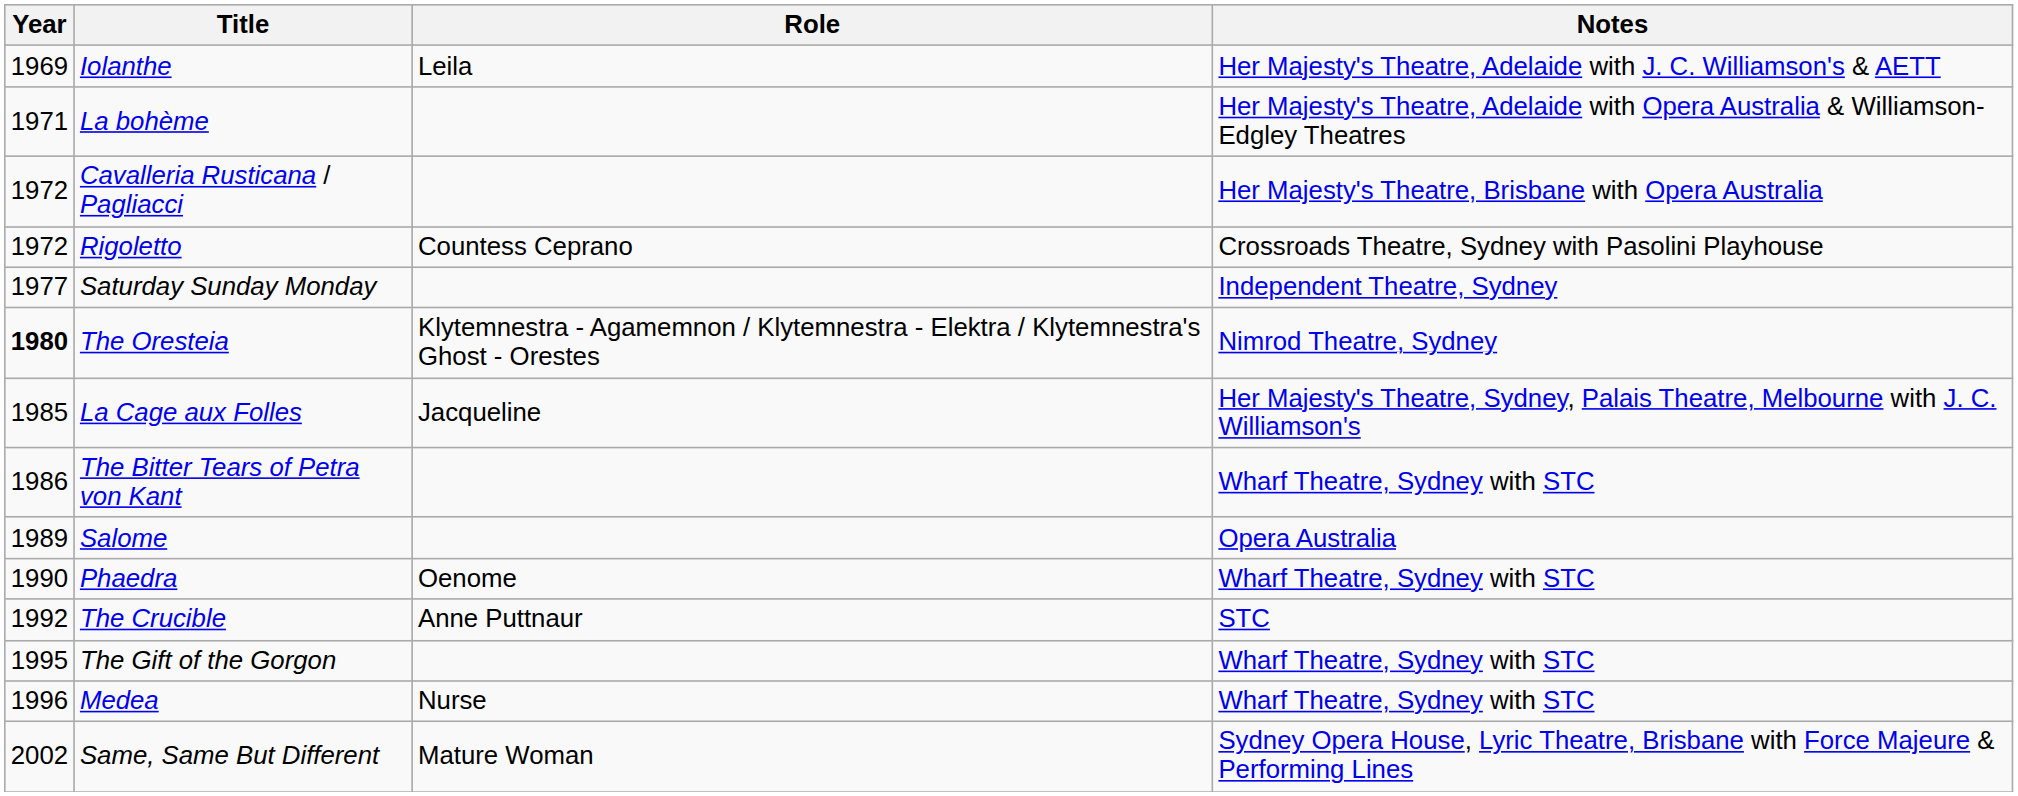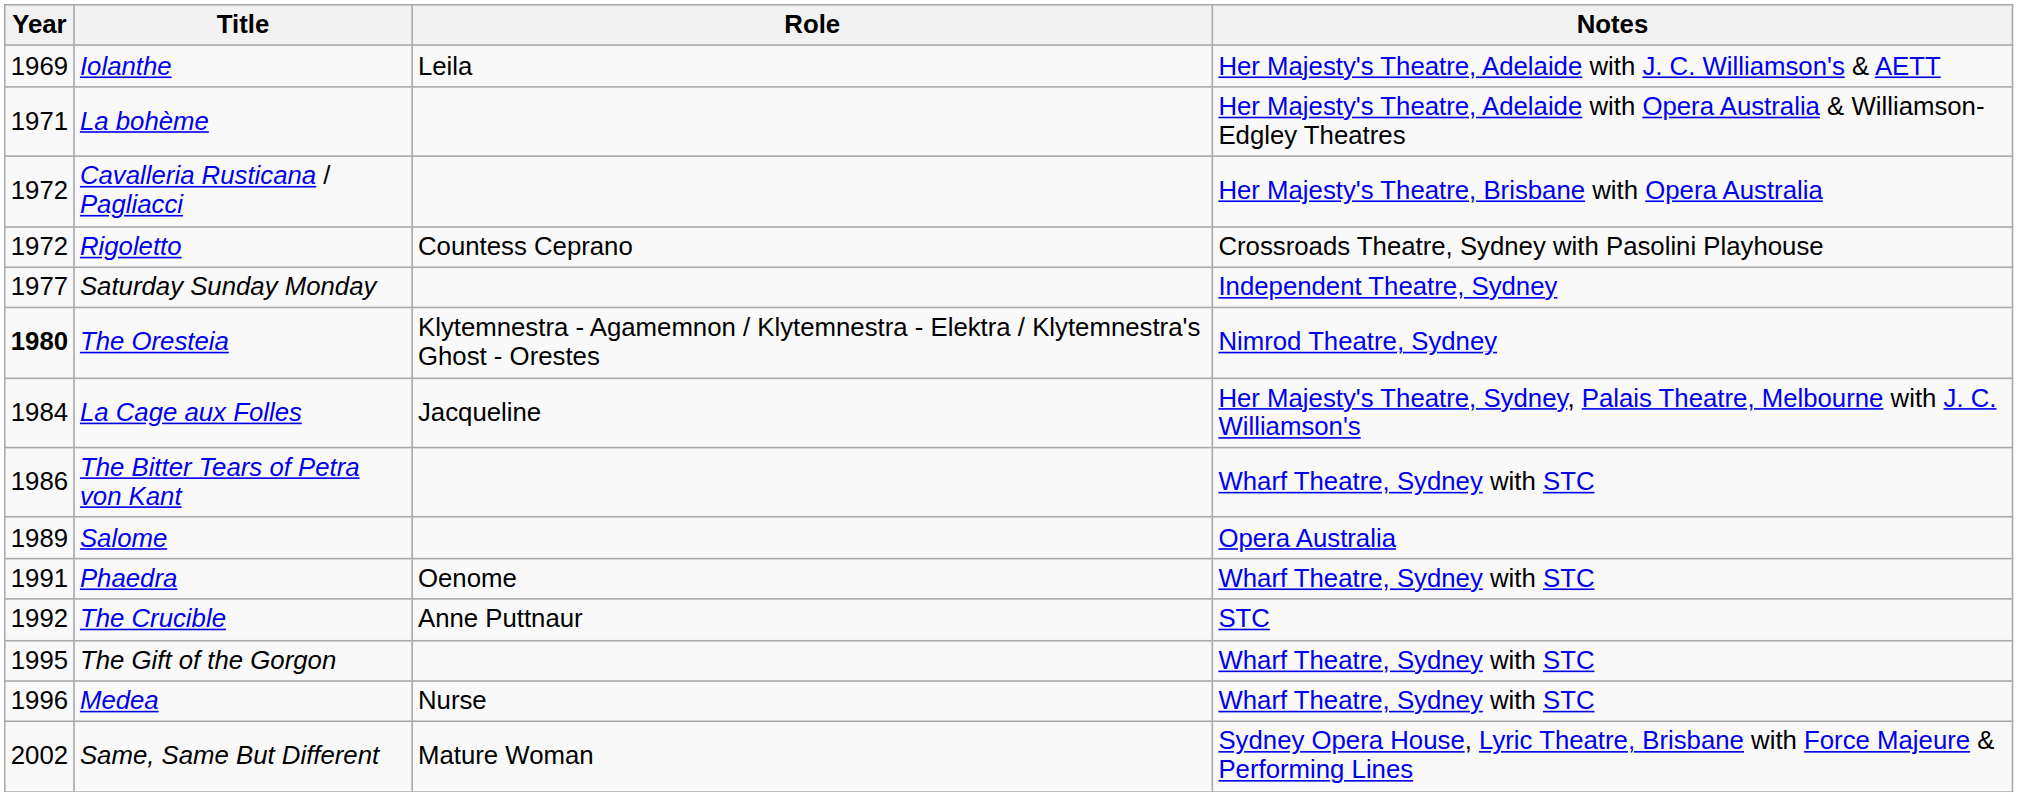(39, 412) 1985 -> (39, 412) 1984
(39, 578) 1990 -> (39, 578) 1991
